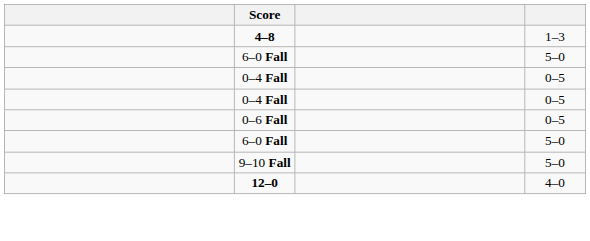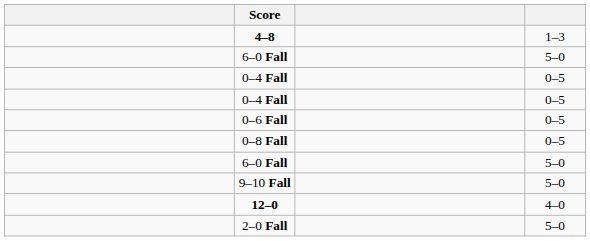+ row: (265, 141)
+ row: (265, 225)
